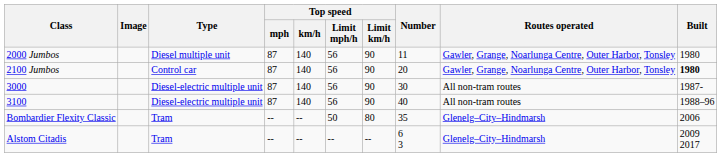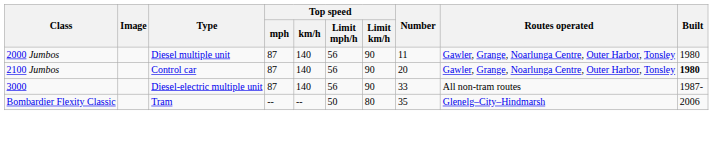(403, 86) 30 -> (403, 86) 33
- row: (17, 102)
- row: (36, 139)
